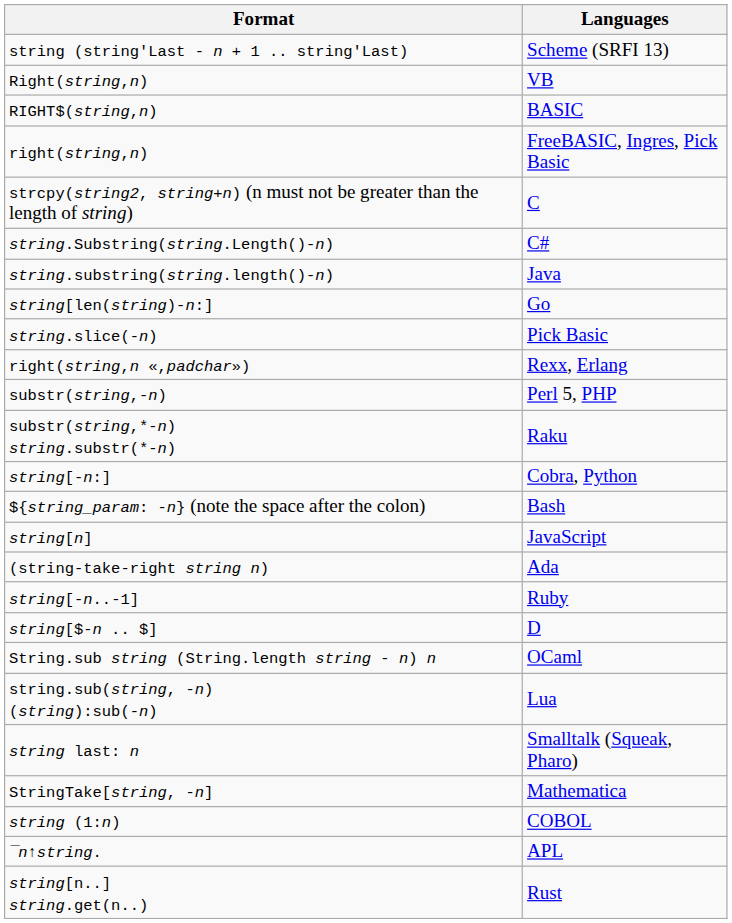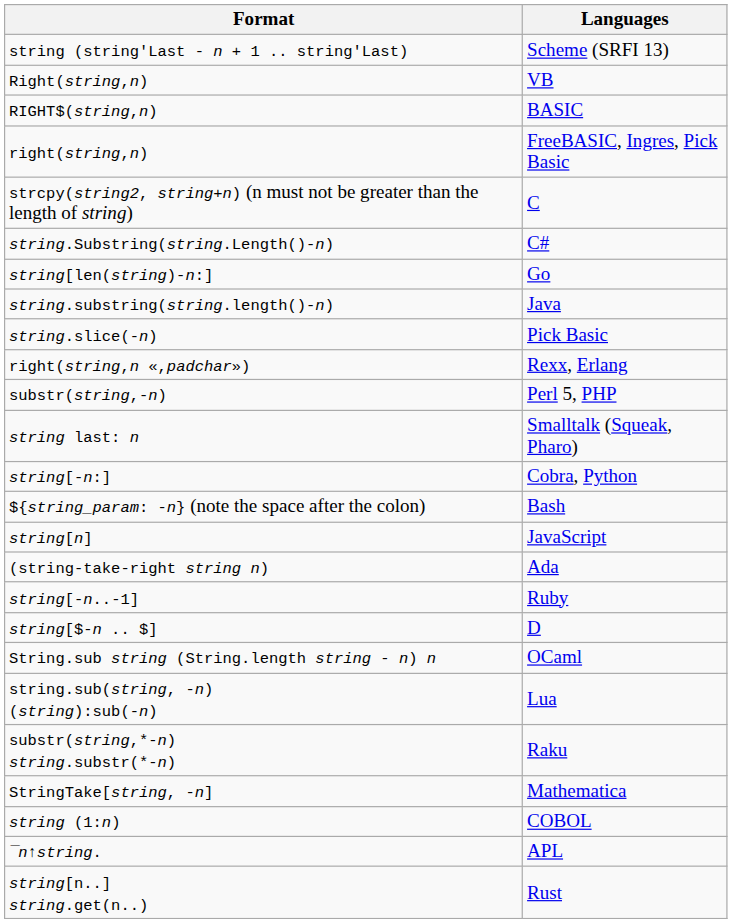rows swapped: (111, 306) <-> (171, 276)
rows swapped: (93, 437) <-> (74, 752)
